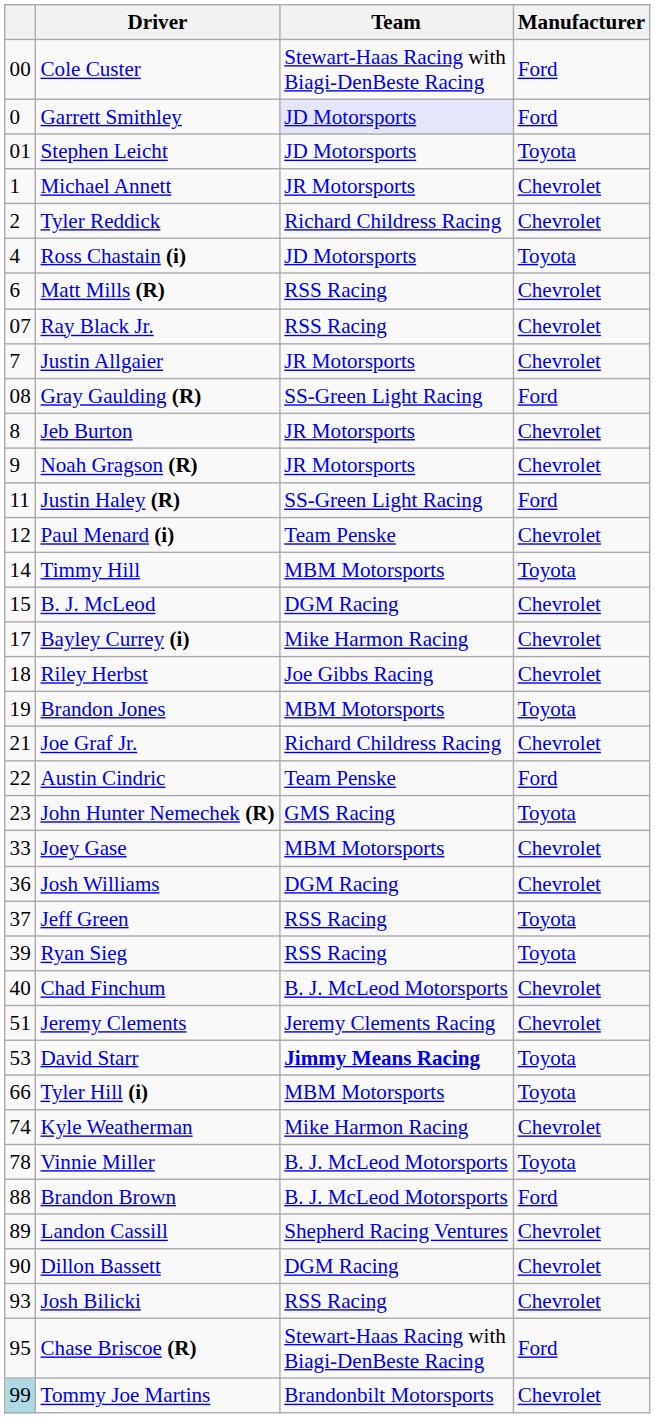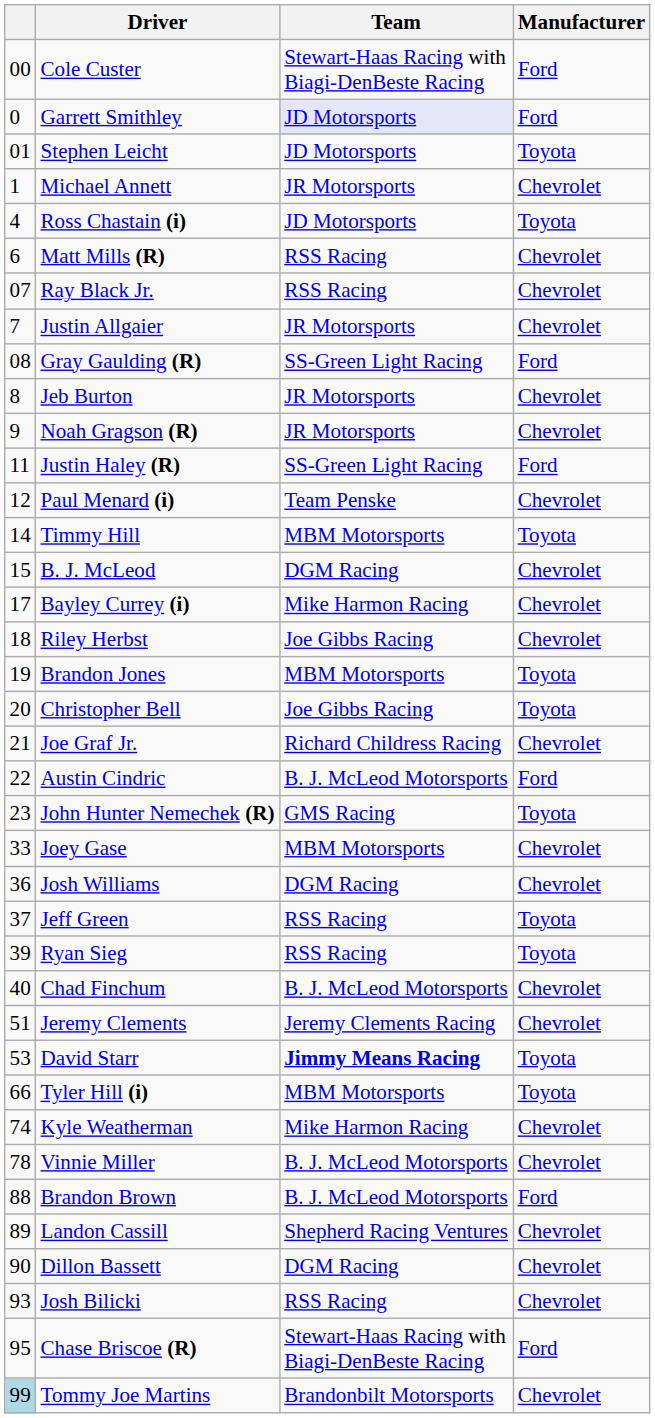- row: (100, 221)
+ row: (111, 709)
(340, 778) Team Penske -> (396, 778) B. J. McLeod Motorsports
(547, 1161) Toyota -> (559, 1161) Chevrolet
